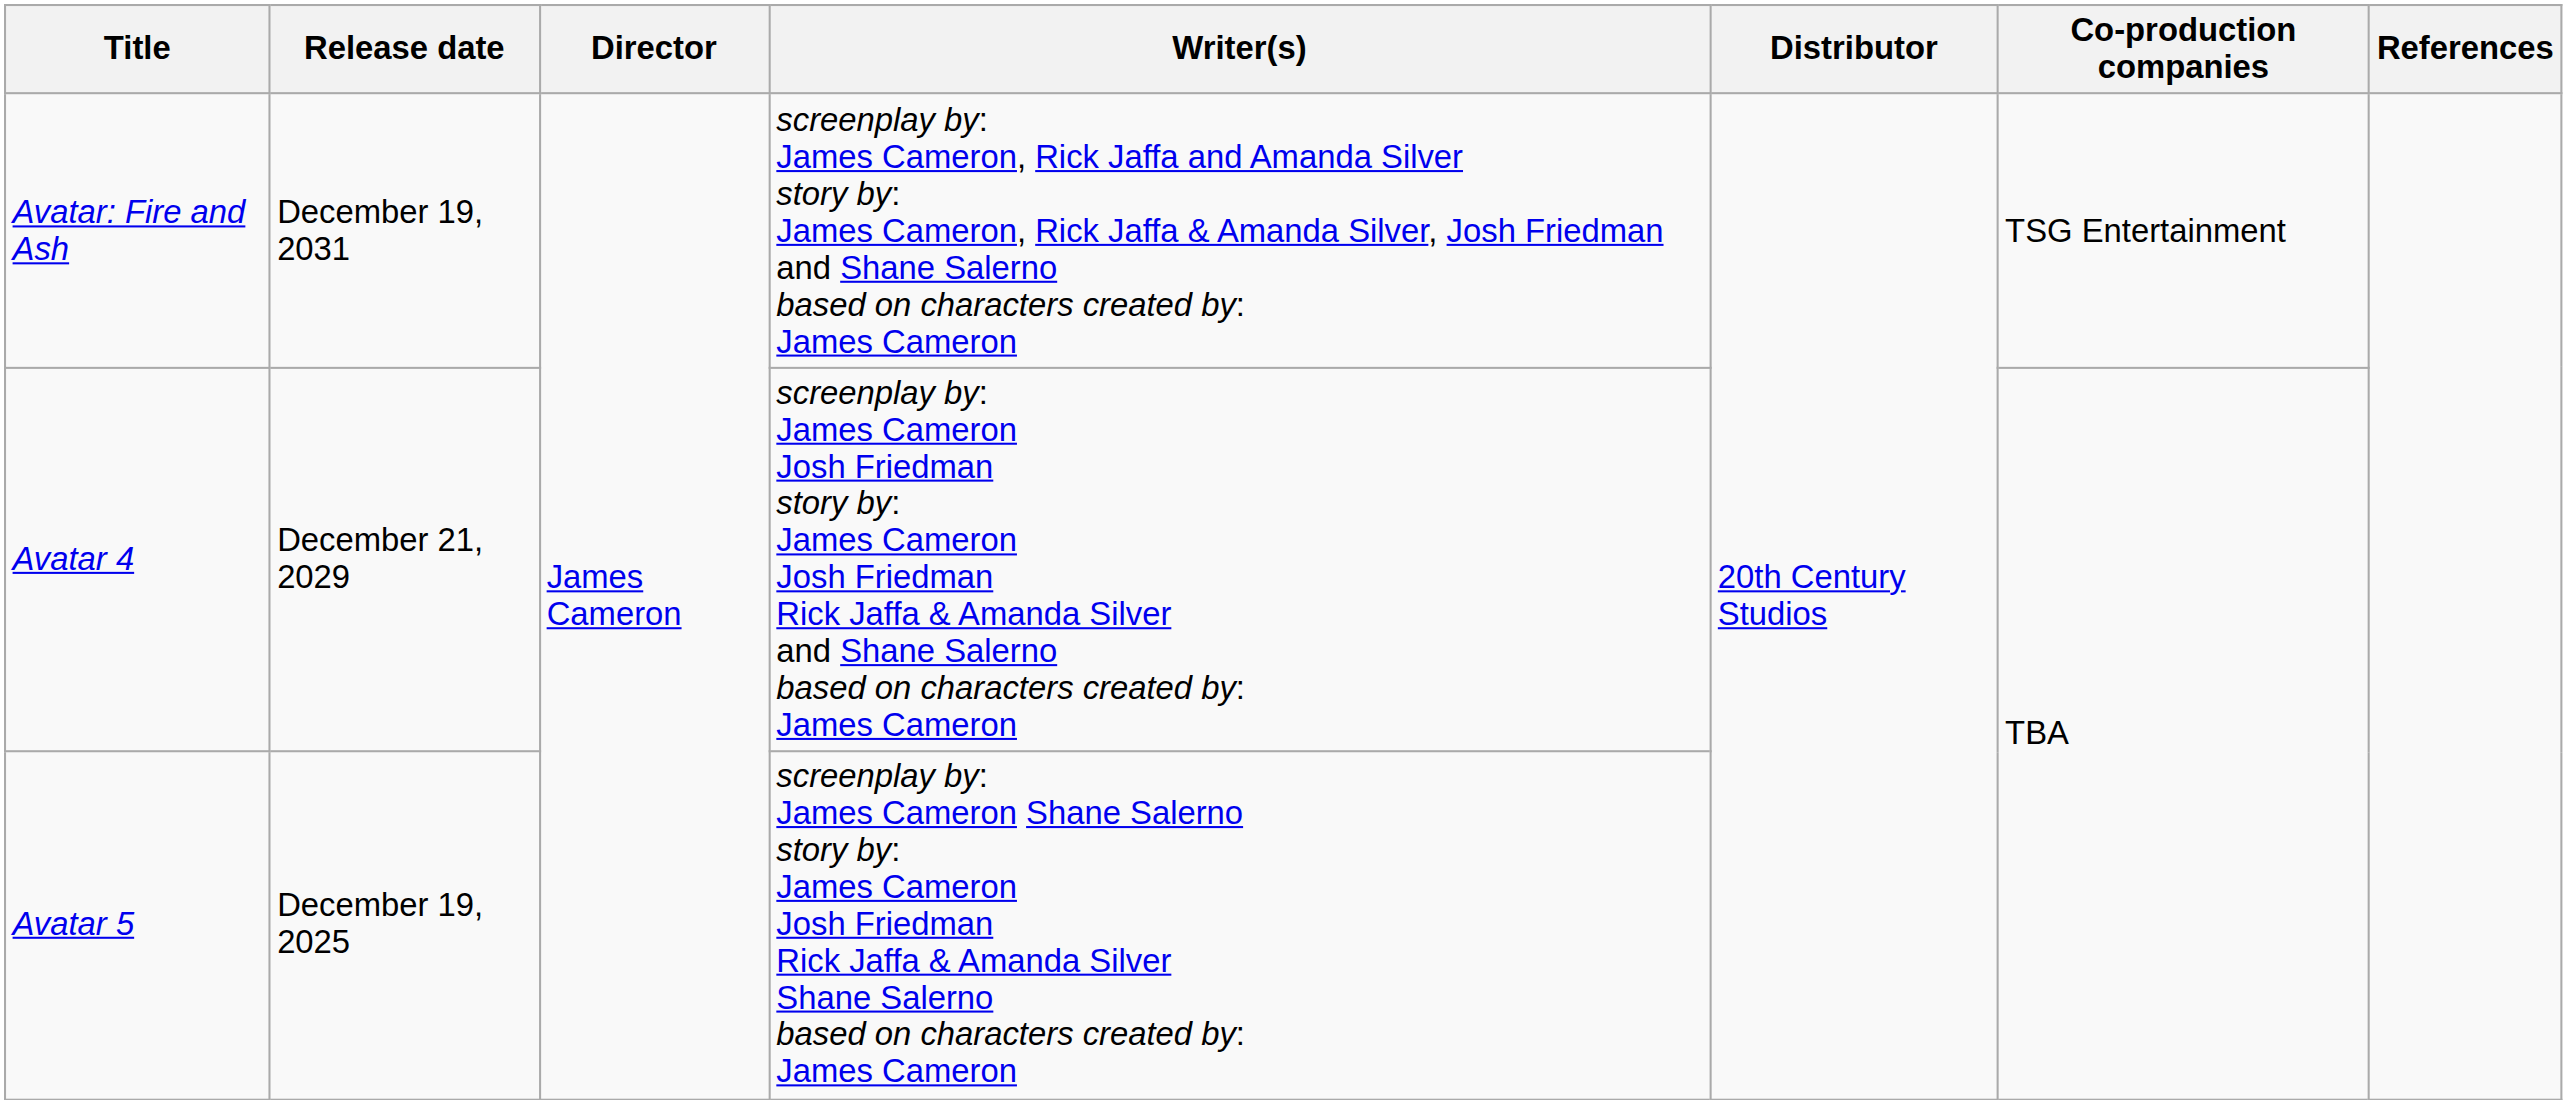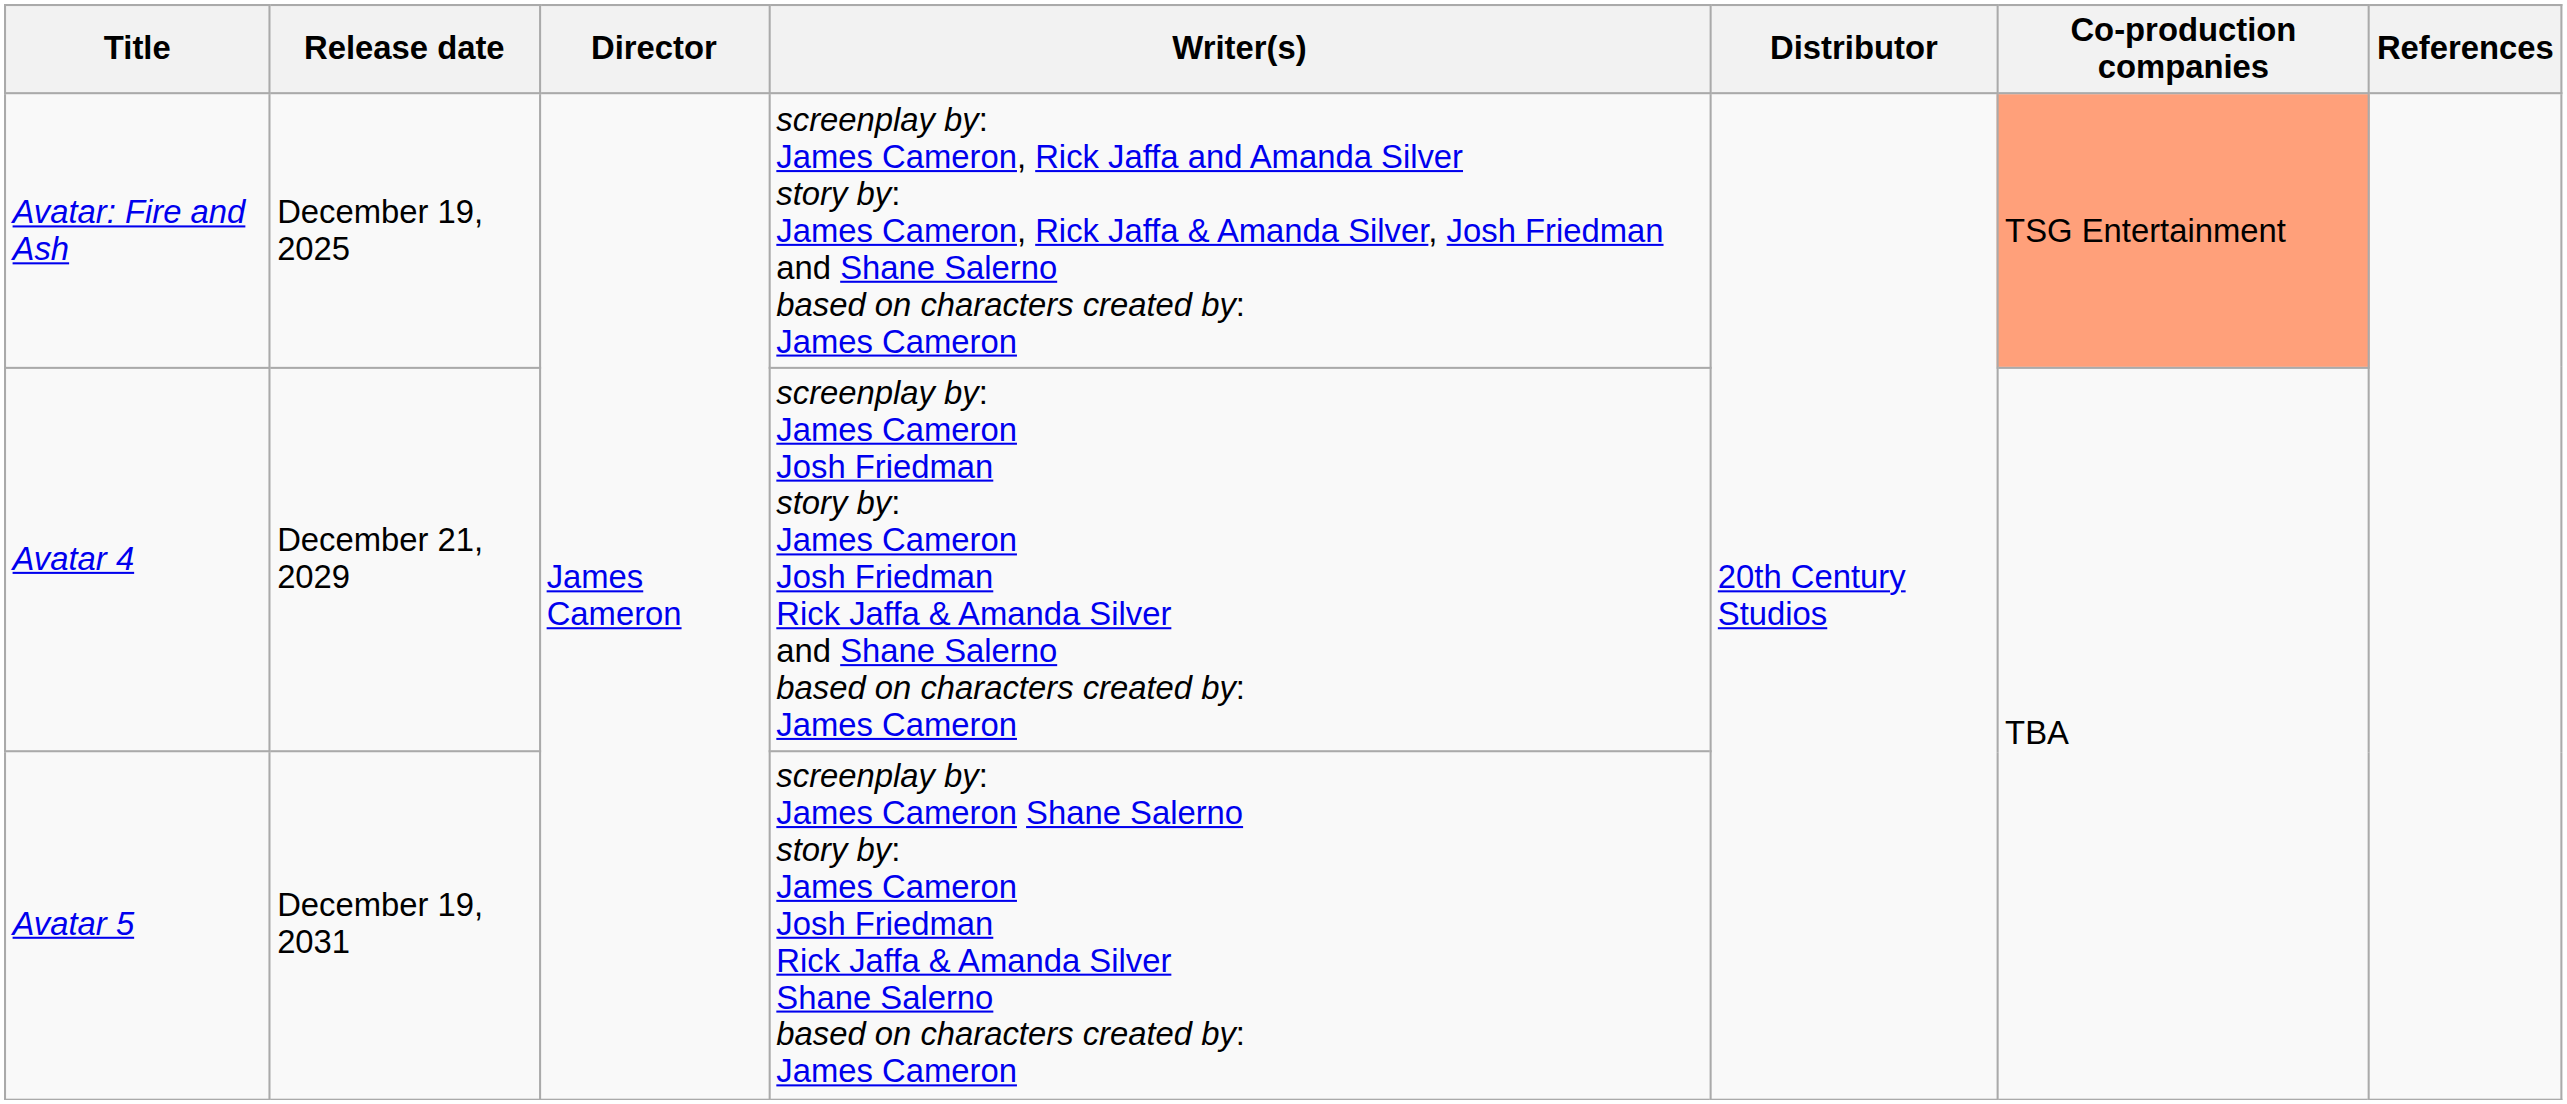(380, 230) December 19, 2031 -> (380, 230) December 19, 2025
(2145, 230) no background -> (2145, 230) lightsalmon background
(380, 924) December 19, 2025 -> (380, 924) December 19, 2031
